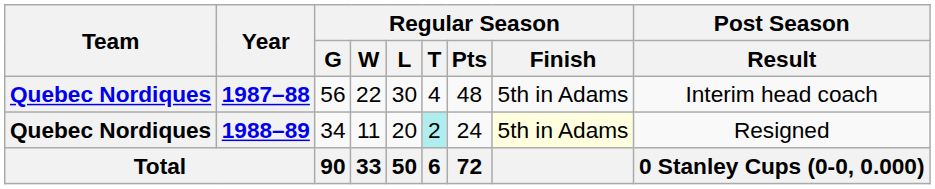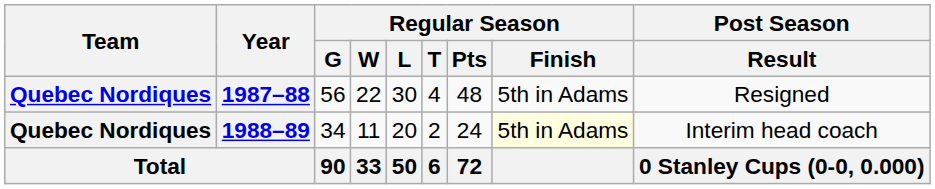(782, 95) Interim head coach -> (782, 95) Resigned
(434, 130) paleturquoise background -> (434, 130) no background
(782, 130) Resigned -> (782, 130) Interim head coach
